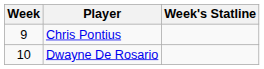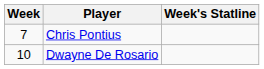(24, 34) 9 -> (24, 34) 7
